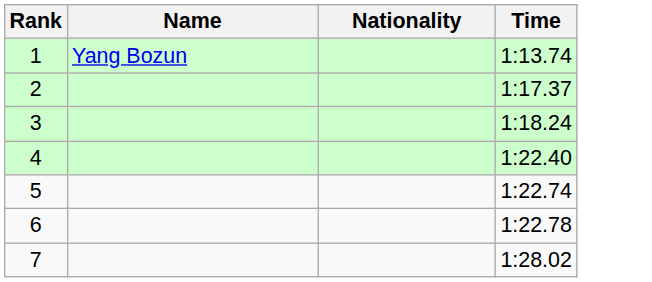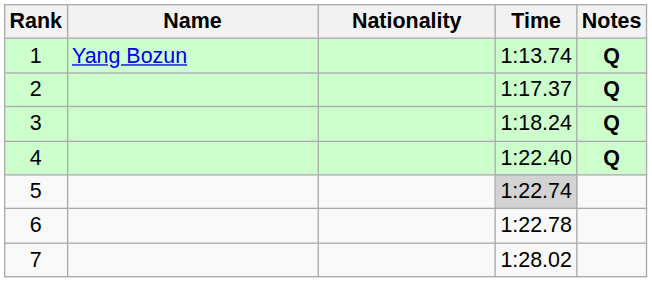+ column: (612, 21)
(536, 191) no background -> (536, 191) lightgrey background
